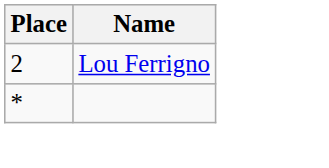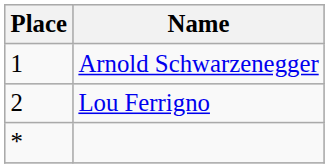+ row: (199, 63)
